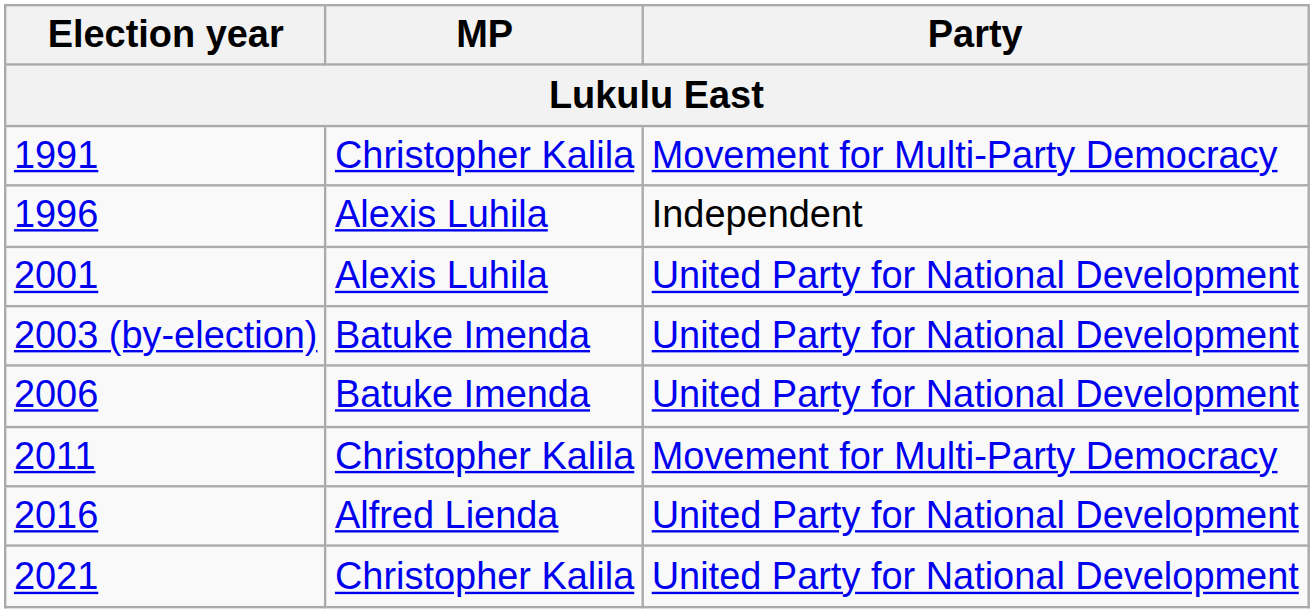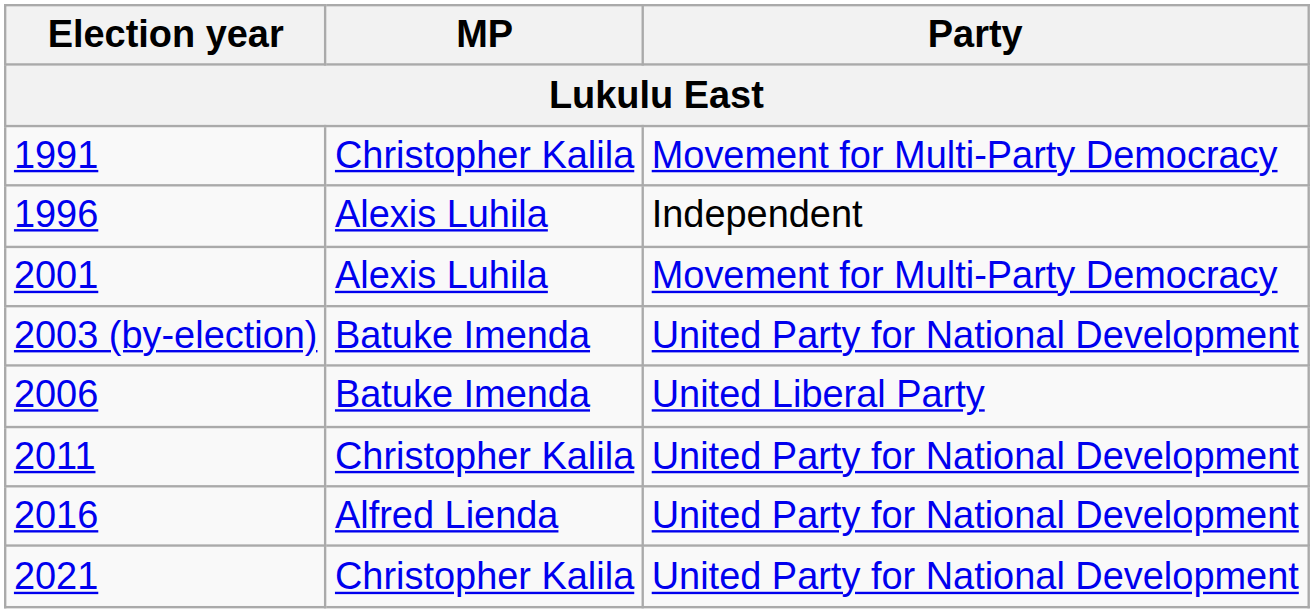(975, 275) United Party for National Development -> (965, 275) Movement for Multi-Party Democracy
(975, 395) United Party for National Development -> (818, 395) United Liberal Party
(965, 455) Movement for Multi-Party Democracy -> (975, 455) United Party for National Development
